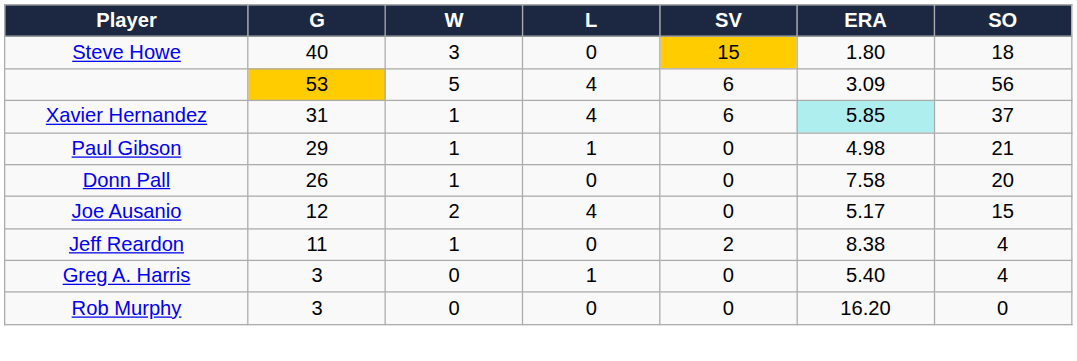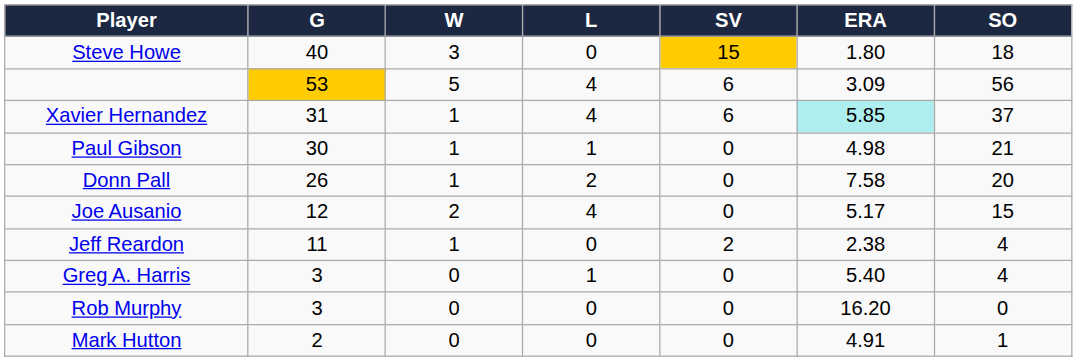(317, 148) 29 -> (317, 148) 30
(591, 180) 0 -> (591, 180) 2
(866, 244) 8.38 -> (866, 244) 2.38
+ row: (127, 340)
